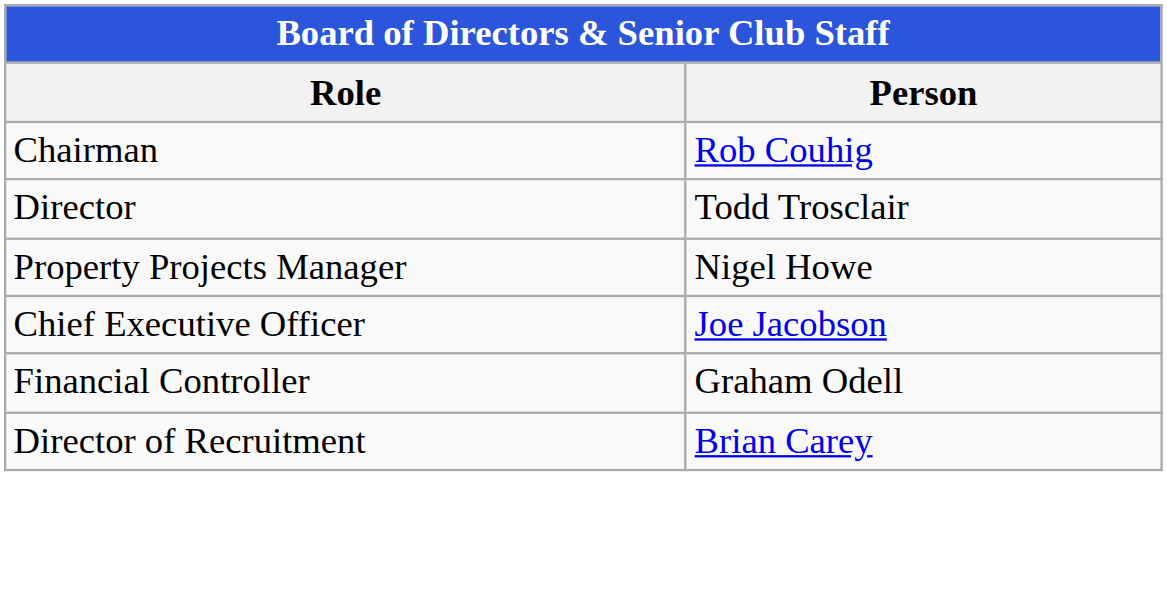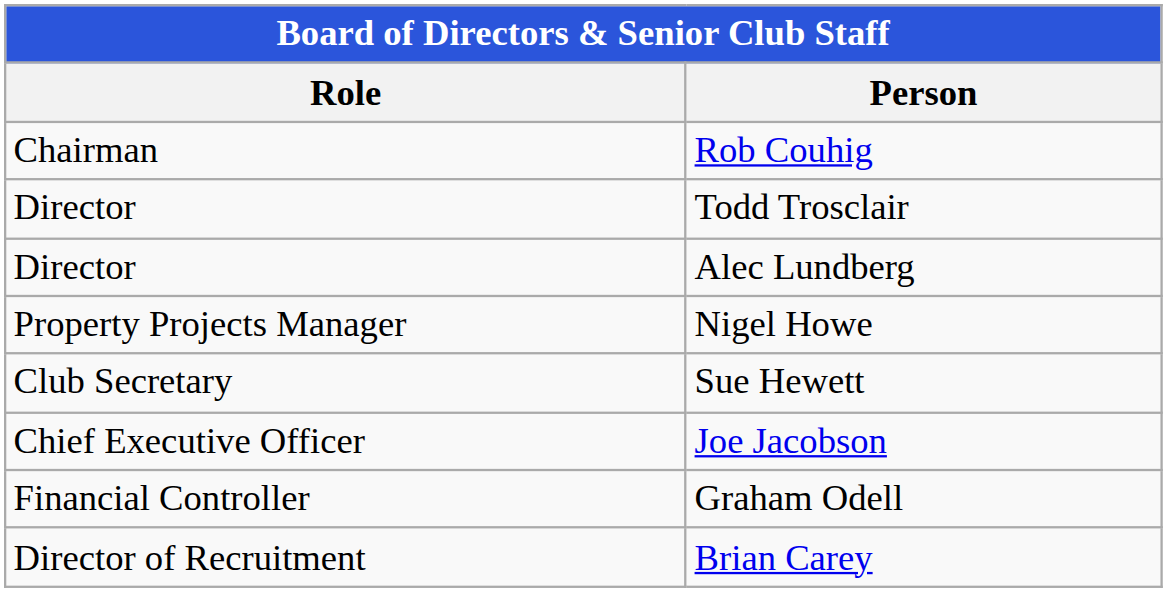+ row: (805, 265)
+ row: (780, 382)
